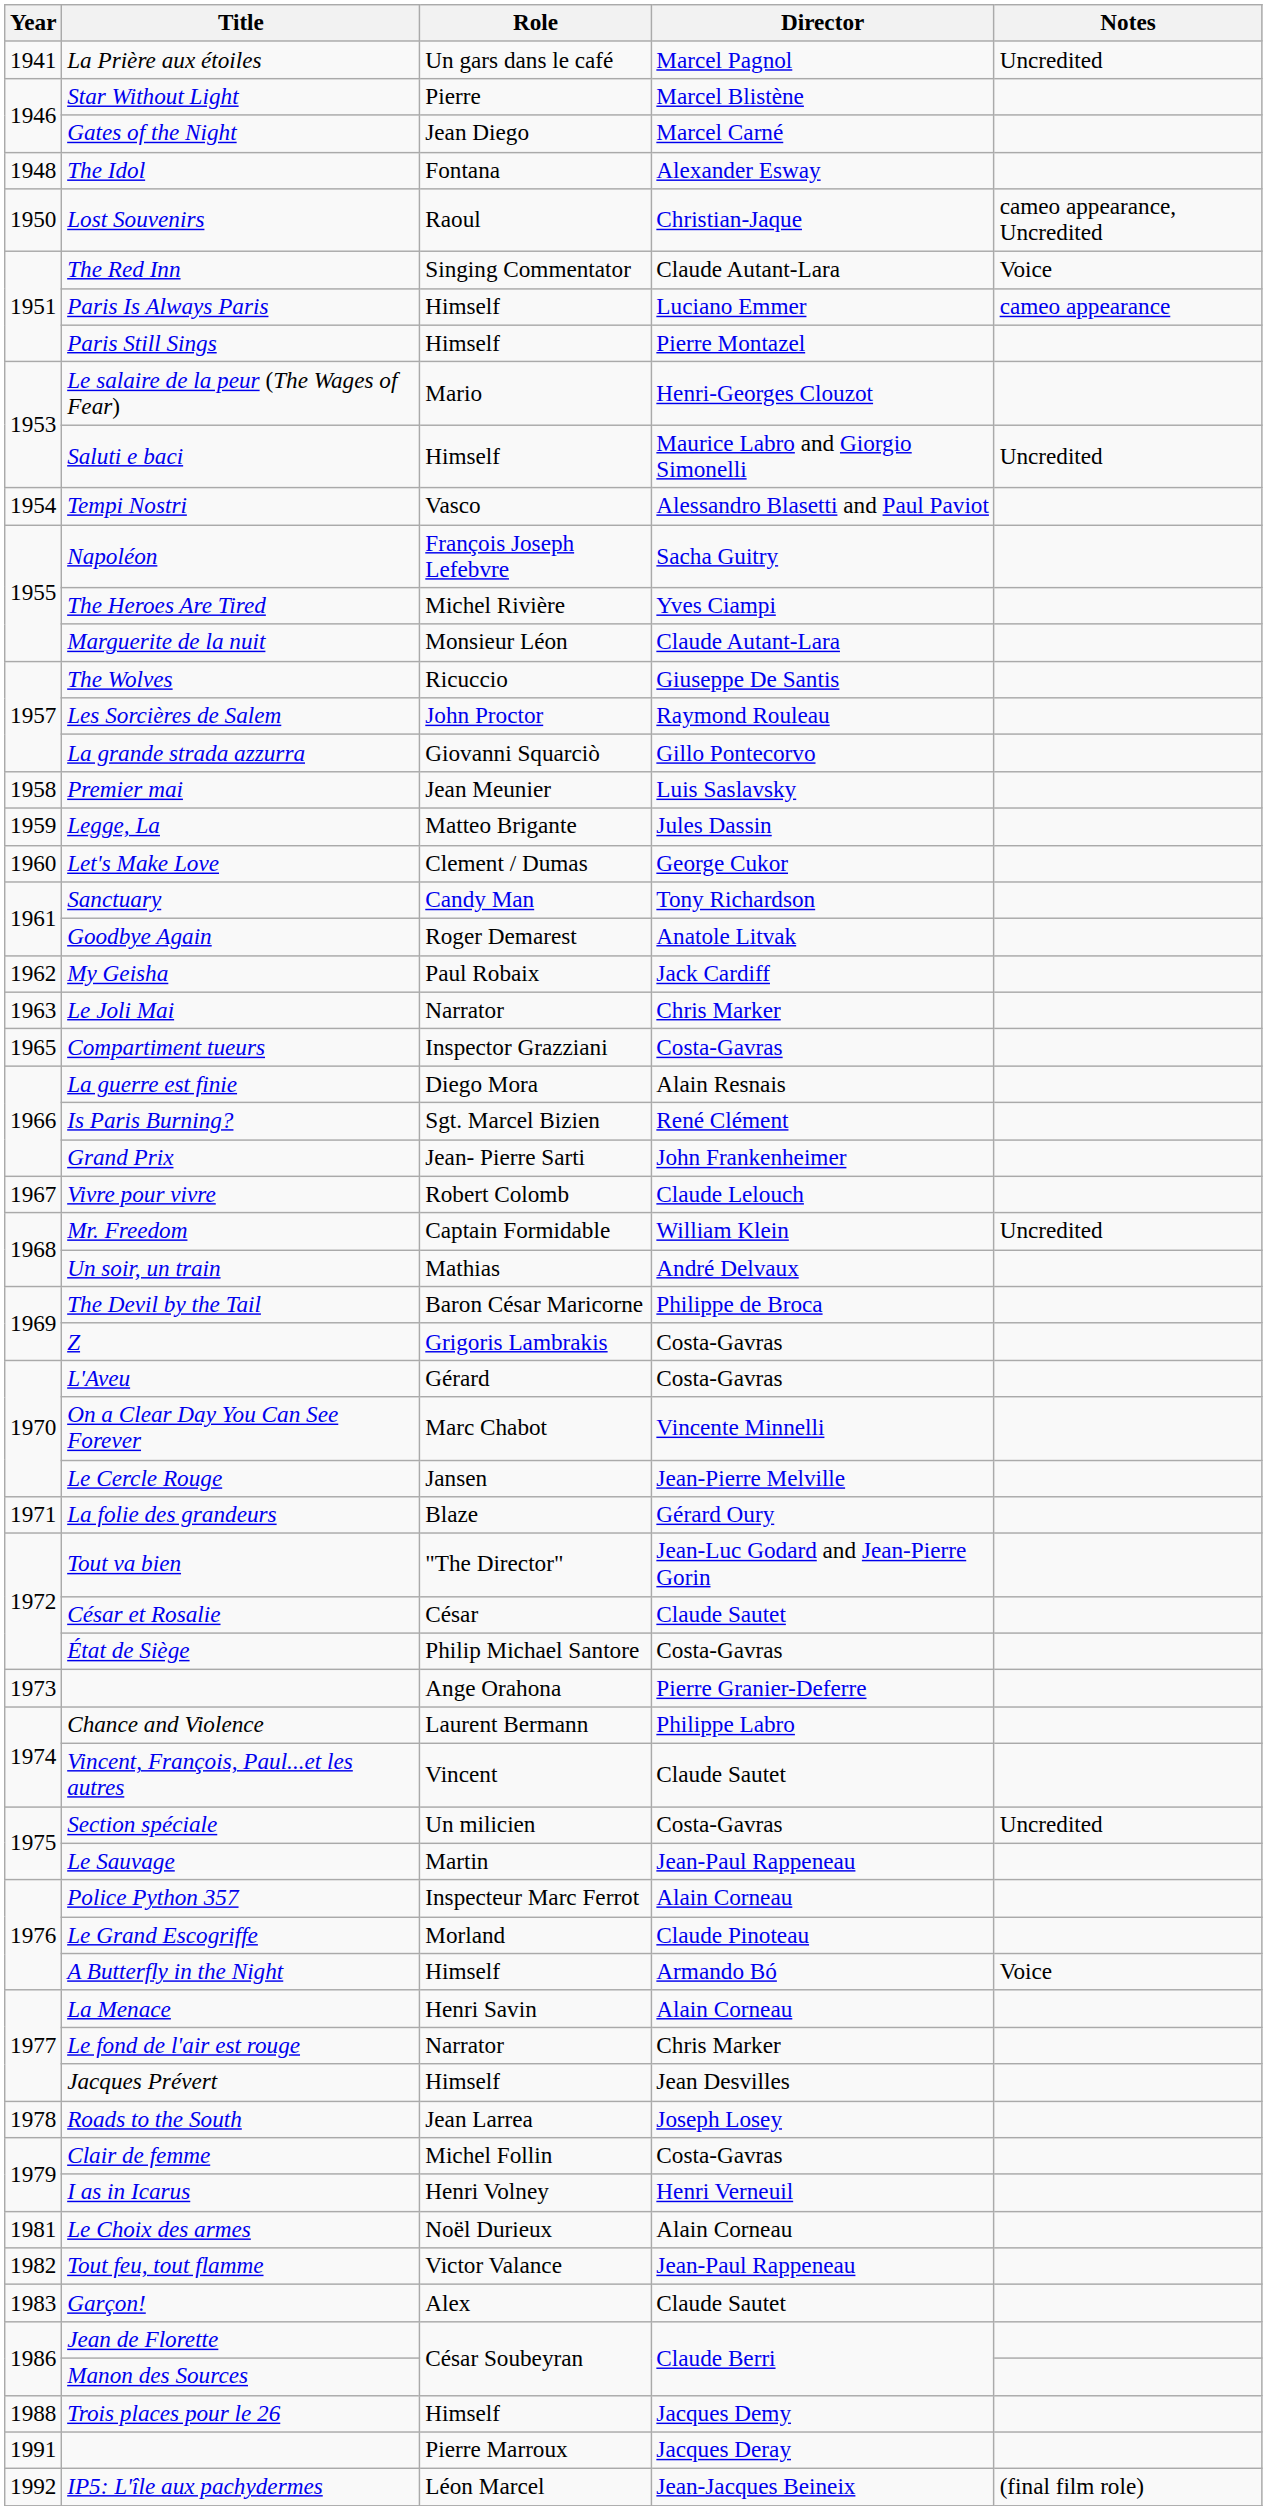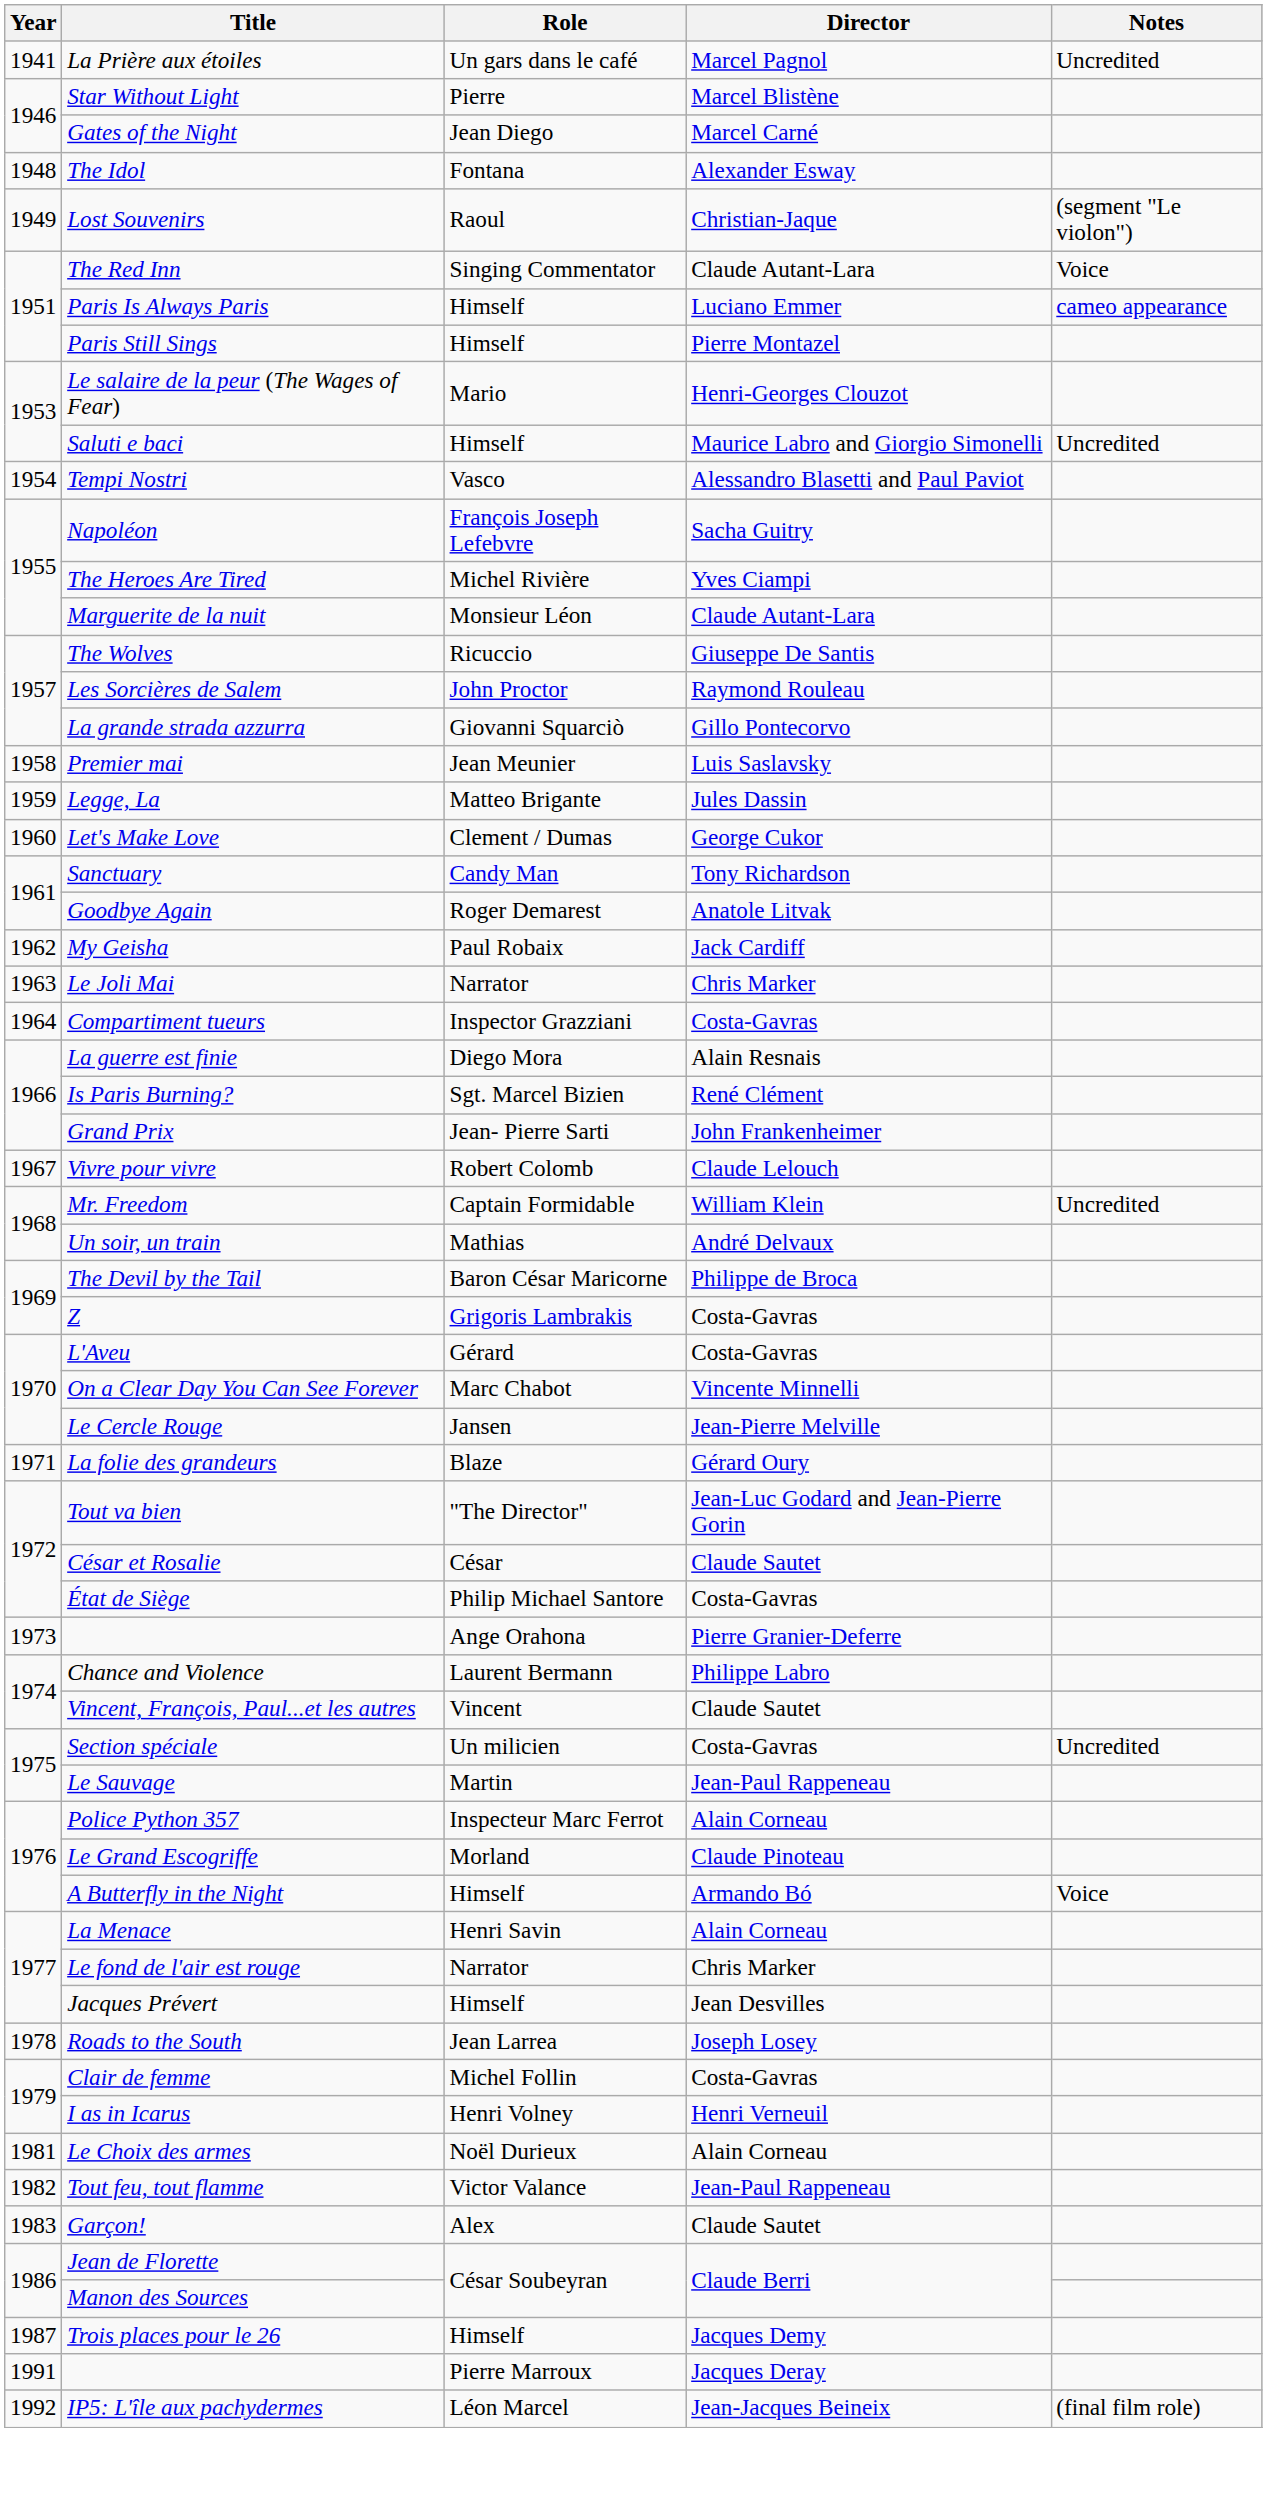(33, 219) 1950 -> (33, 219) 1949
(1088, 219) cameo appearance, Uncredited -> (1119, 219) (segment "Le violon")
(33, 1047) 1965 -> (33, 1021) 1964
(33, 2413) 1988 -> (33, 2334) 1987
